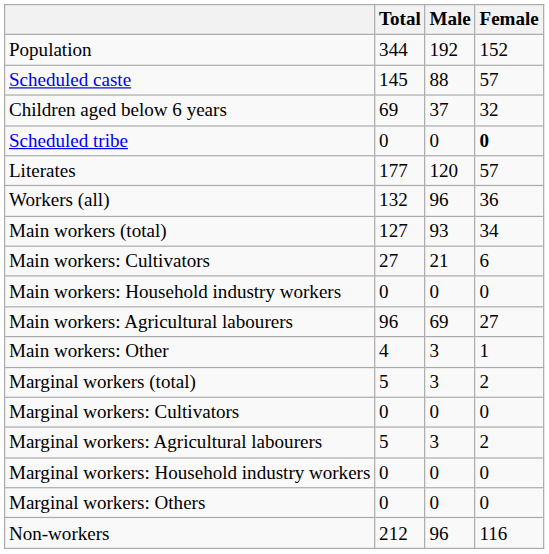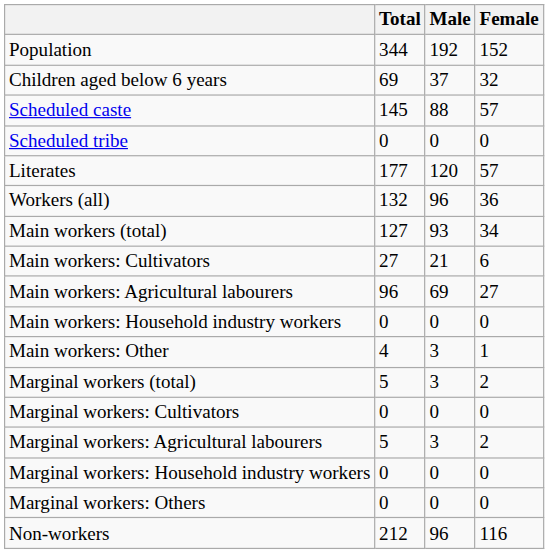rows swapped: (118, 110) <-> (70, 79)
(484, 140) bold -> (484, 140) normal
rows swapped: (151, 321) <-> (175, 291)
